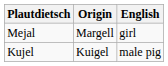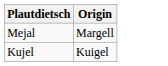- column: (140, 14)
